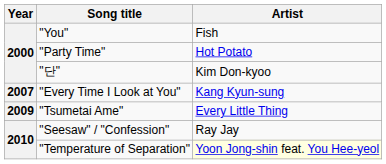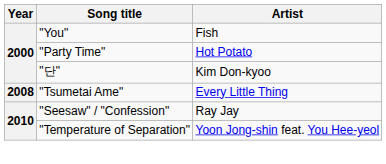- row: (110, 92)
(20, 111) 2009 -> (20, 92) 2008
(287, 149) lightyellow background -> (287, 130) no background
